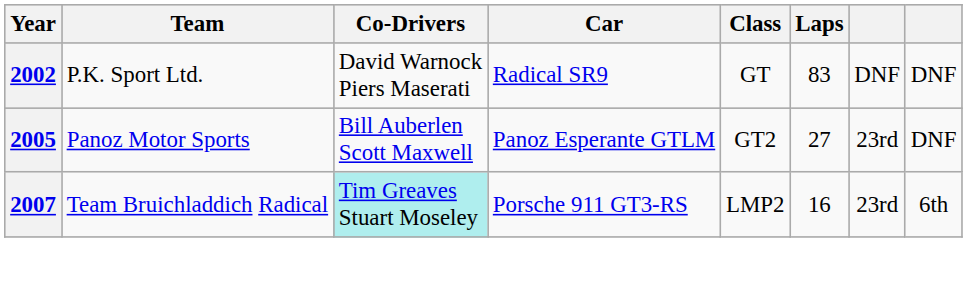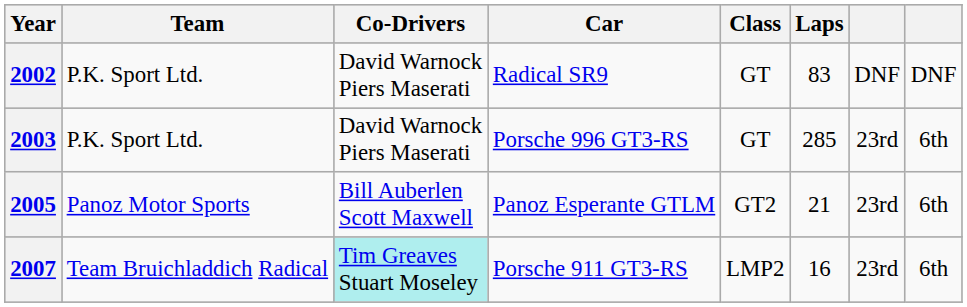+ row: (33, 139)
(819, 139) 27 -> (819, 204) 21
(934, 139) DNF -> (934, 204) 6th
